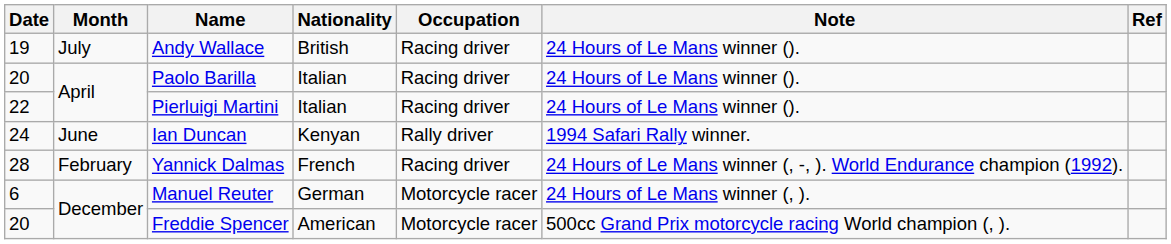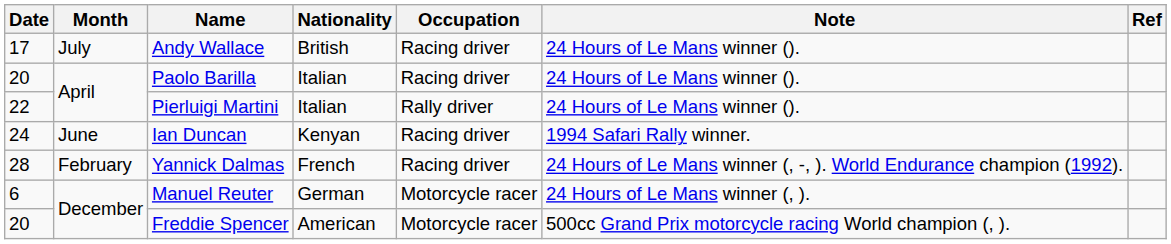(19, 48) 19 -> (19, 48) 17
(455, 106) Racing driver -> (447, 106) Rally driver
(447, 135) Rally driver -> (455, 135) Racing driver
